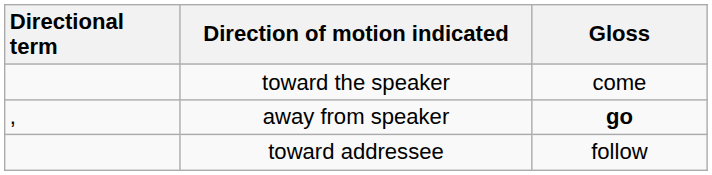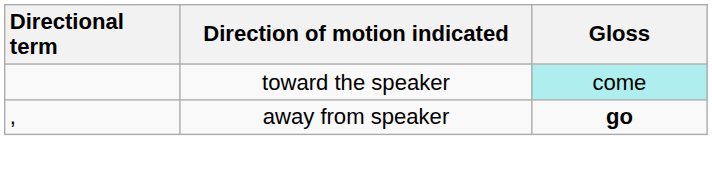(619, 81) no background -> (619, 81) paleturquoise background
- row: (356, 151)
